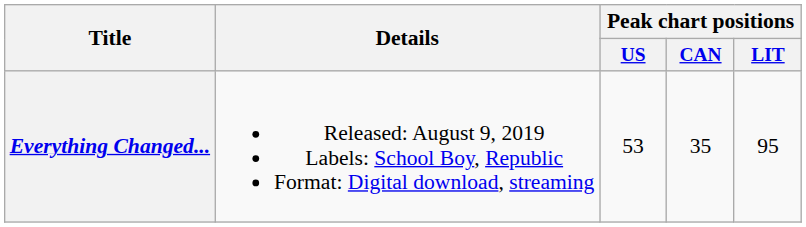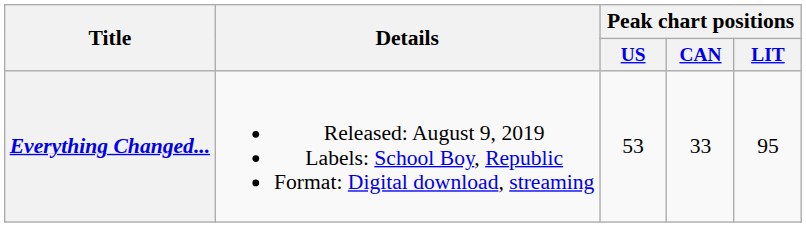(701, 145) 35 -> (701, 145) 33
